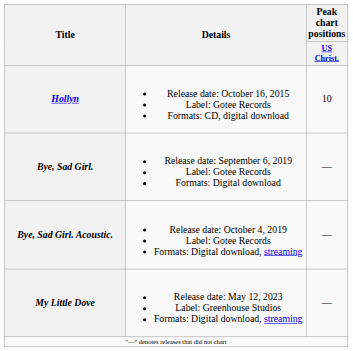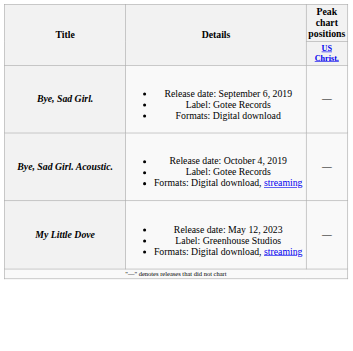- row: (65, 99)
